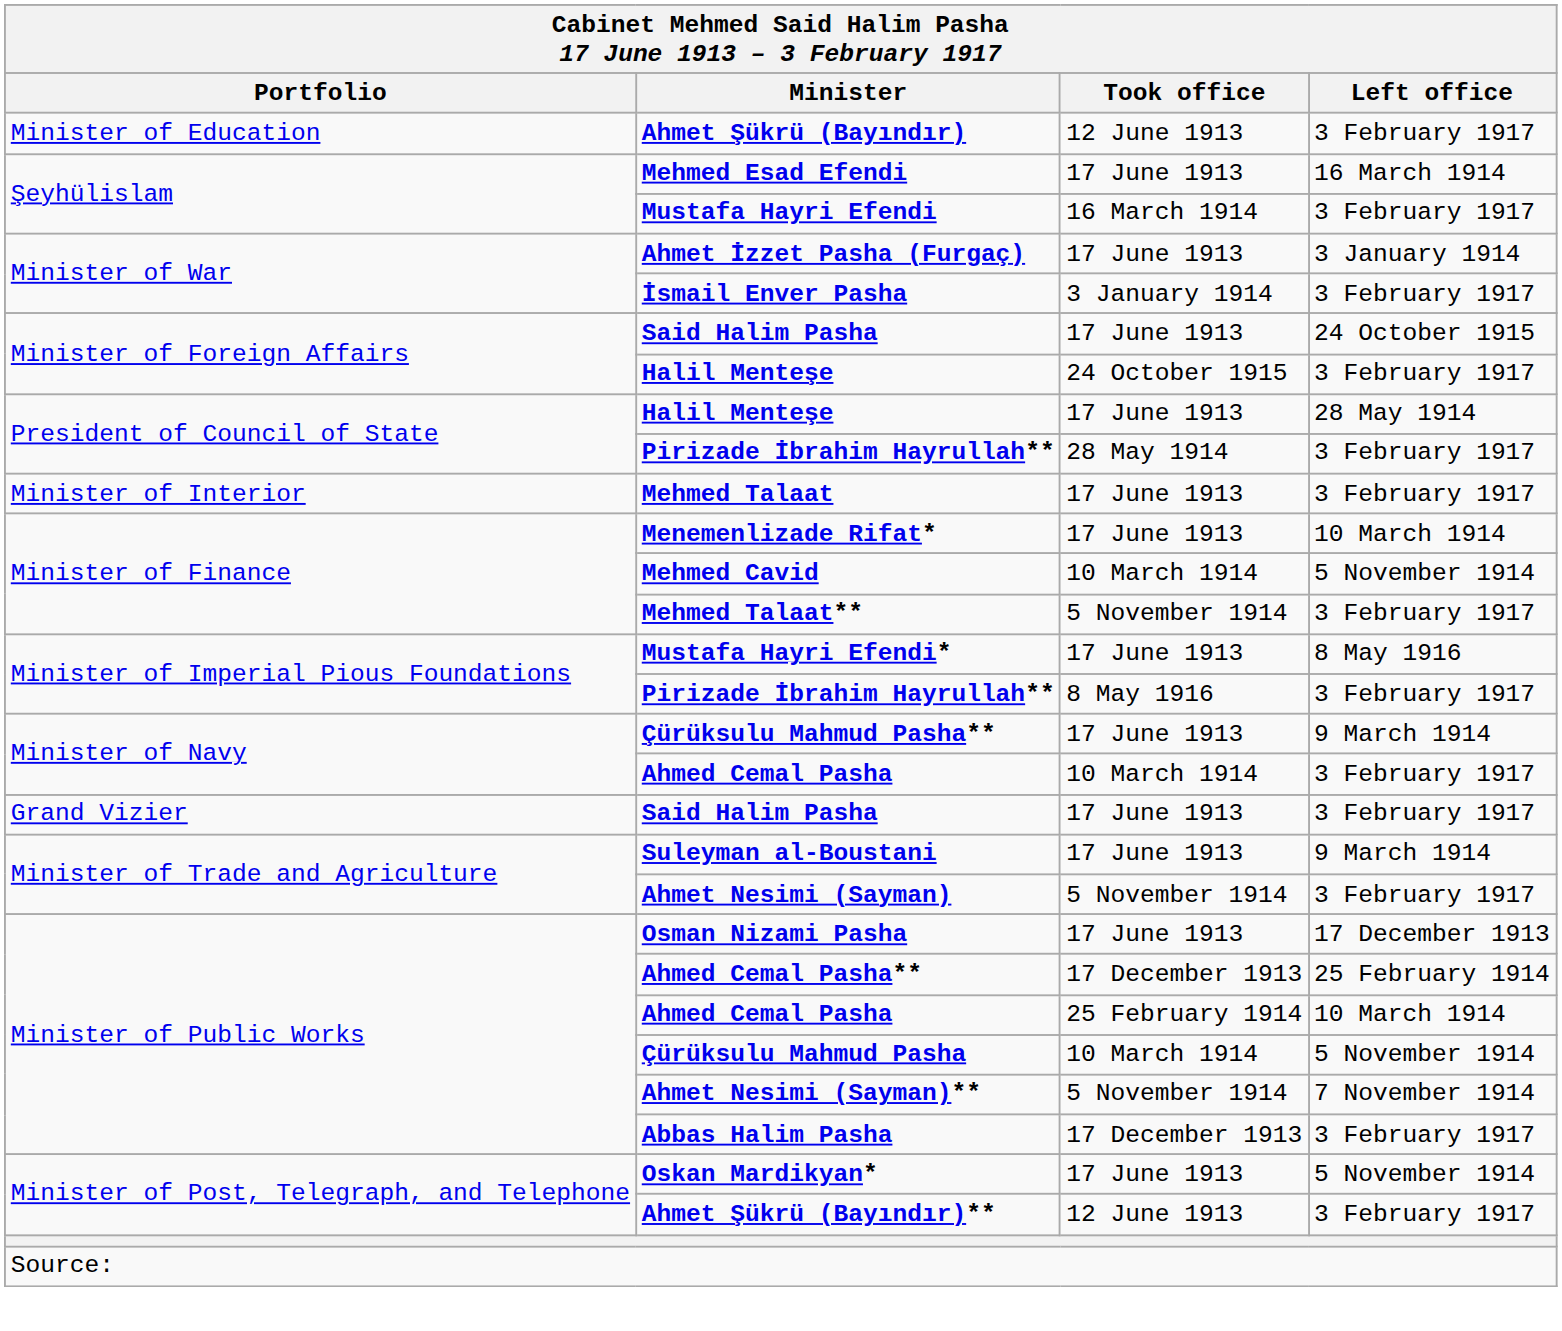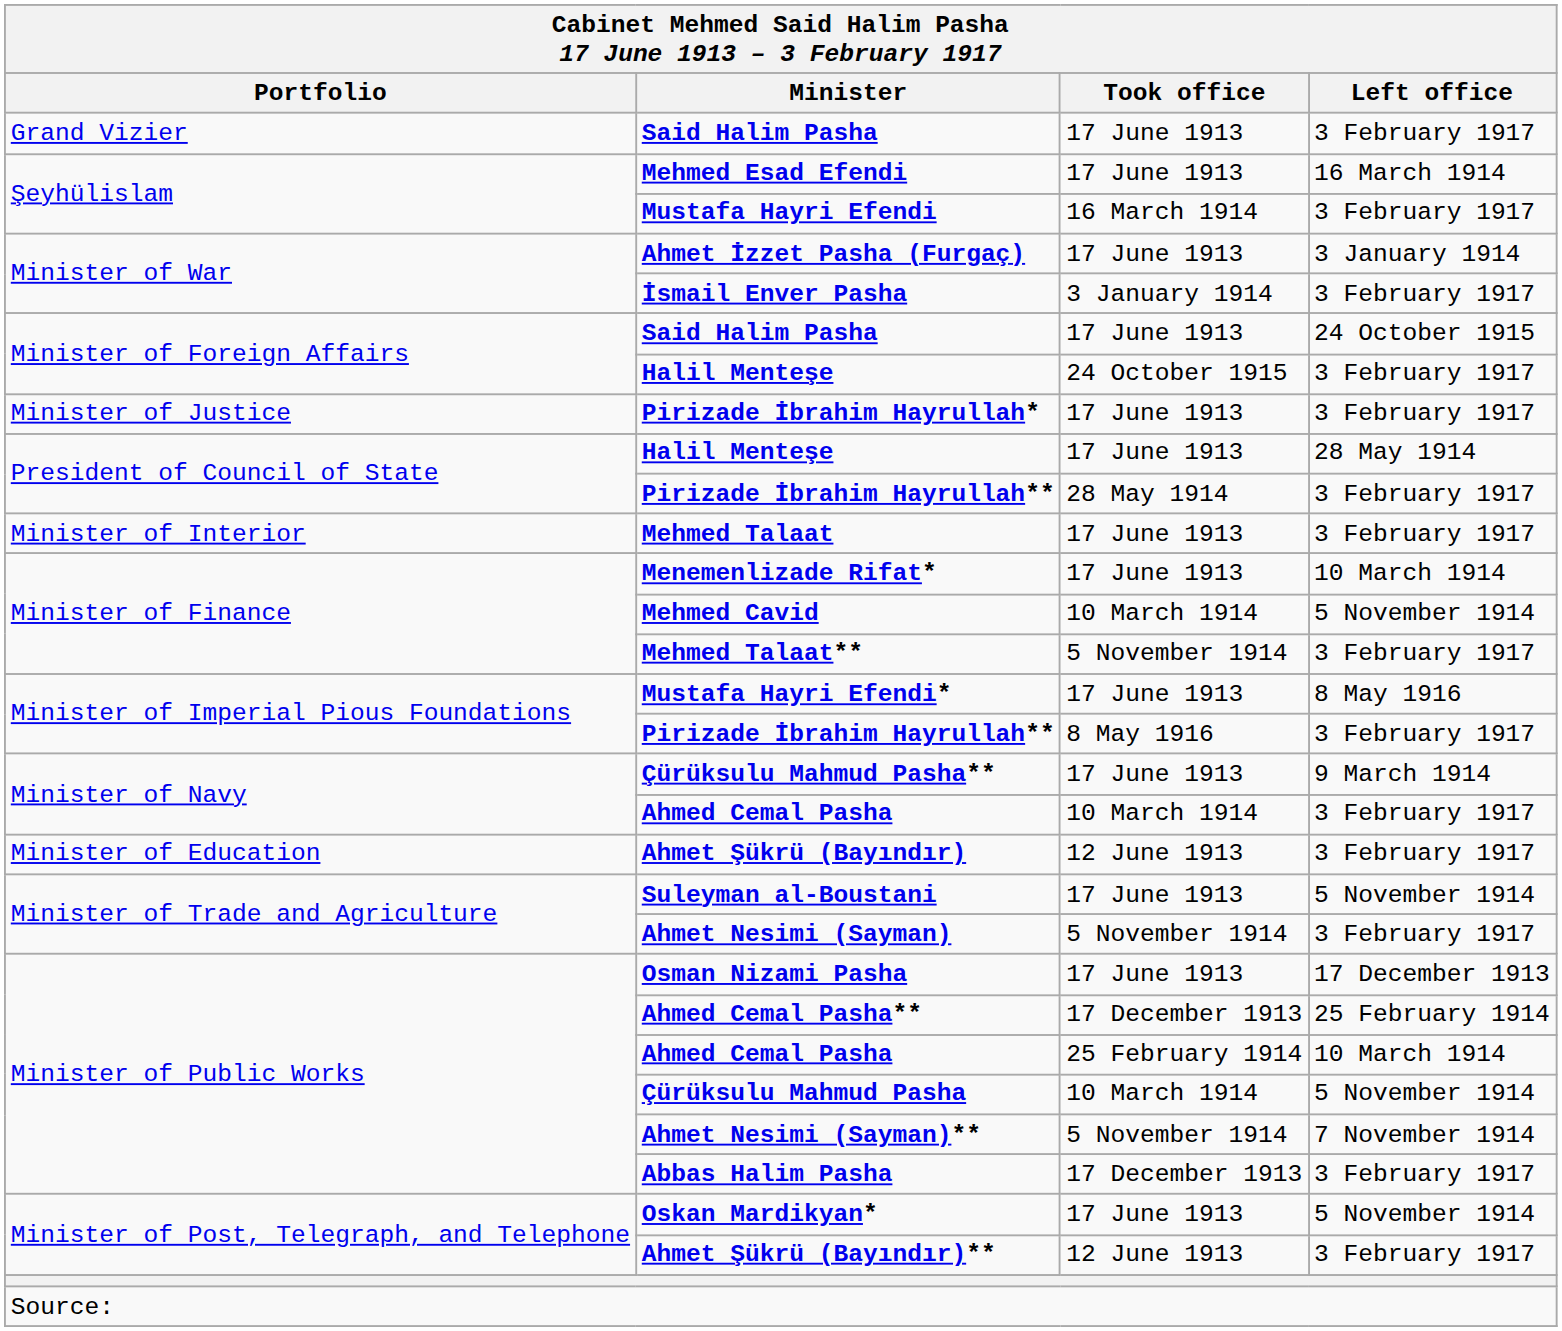rows swapped: (99, 814) <-> (166, 133)
+ row: (151, 414)
(1402, 854) 9 March 1914 -> (1425, 894) 5 November 1914
